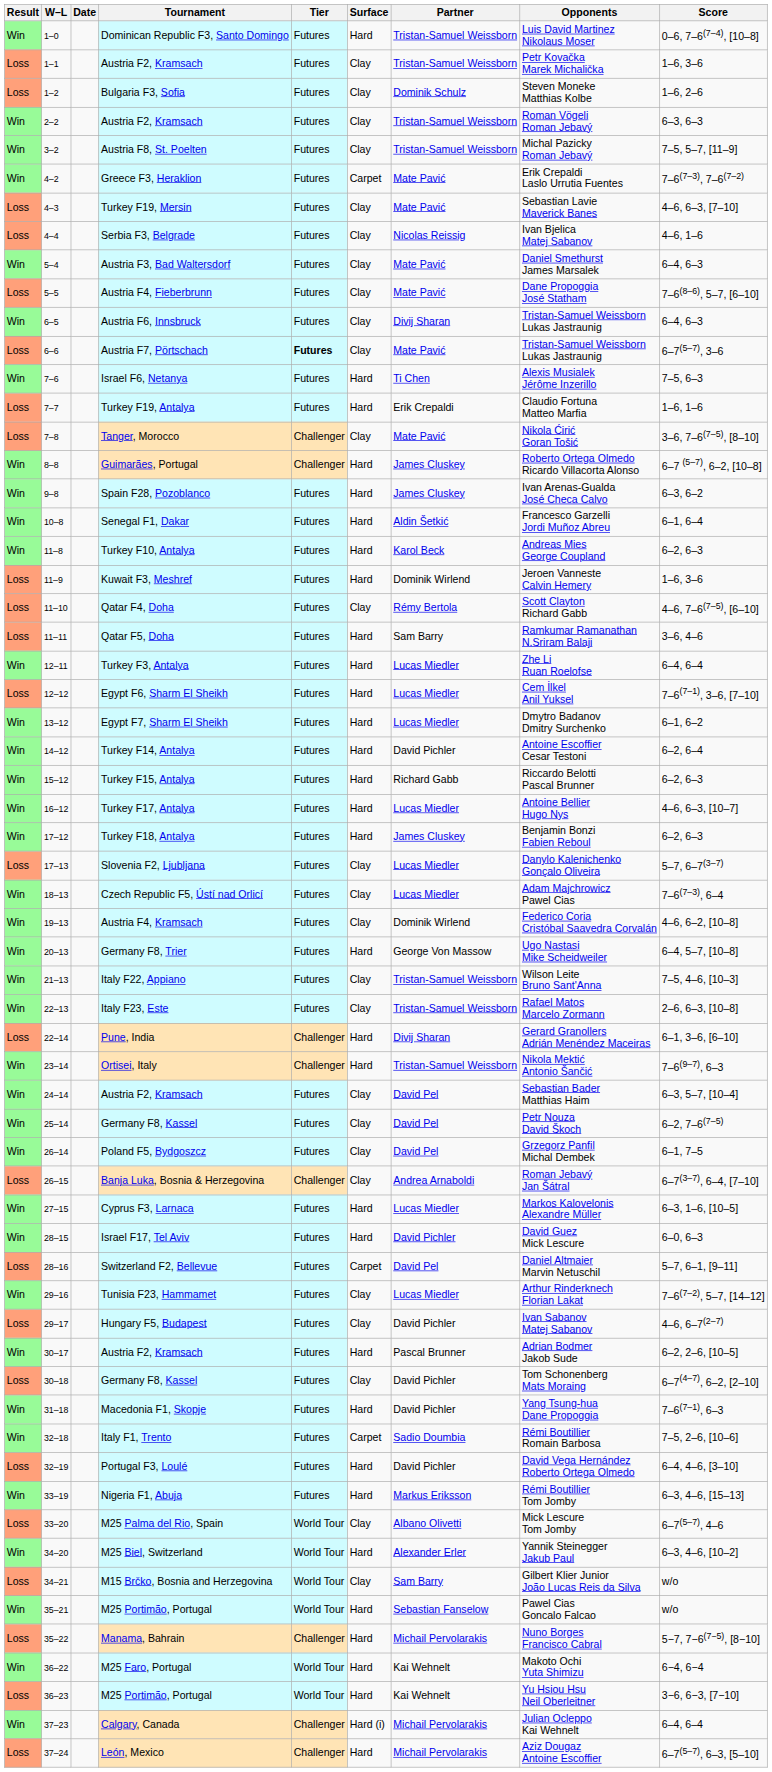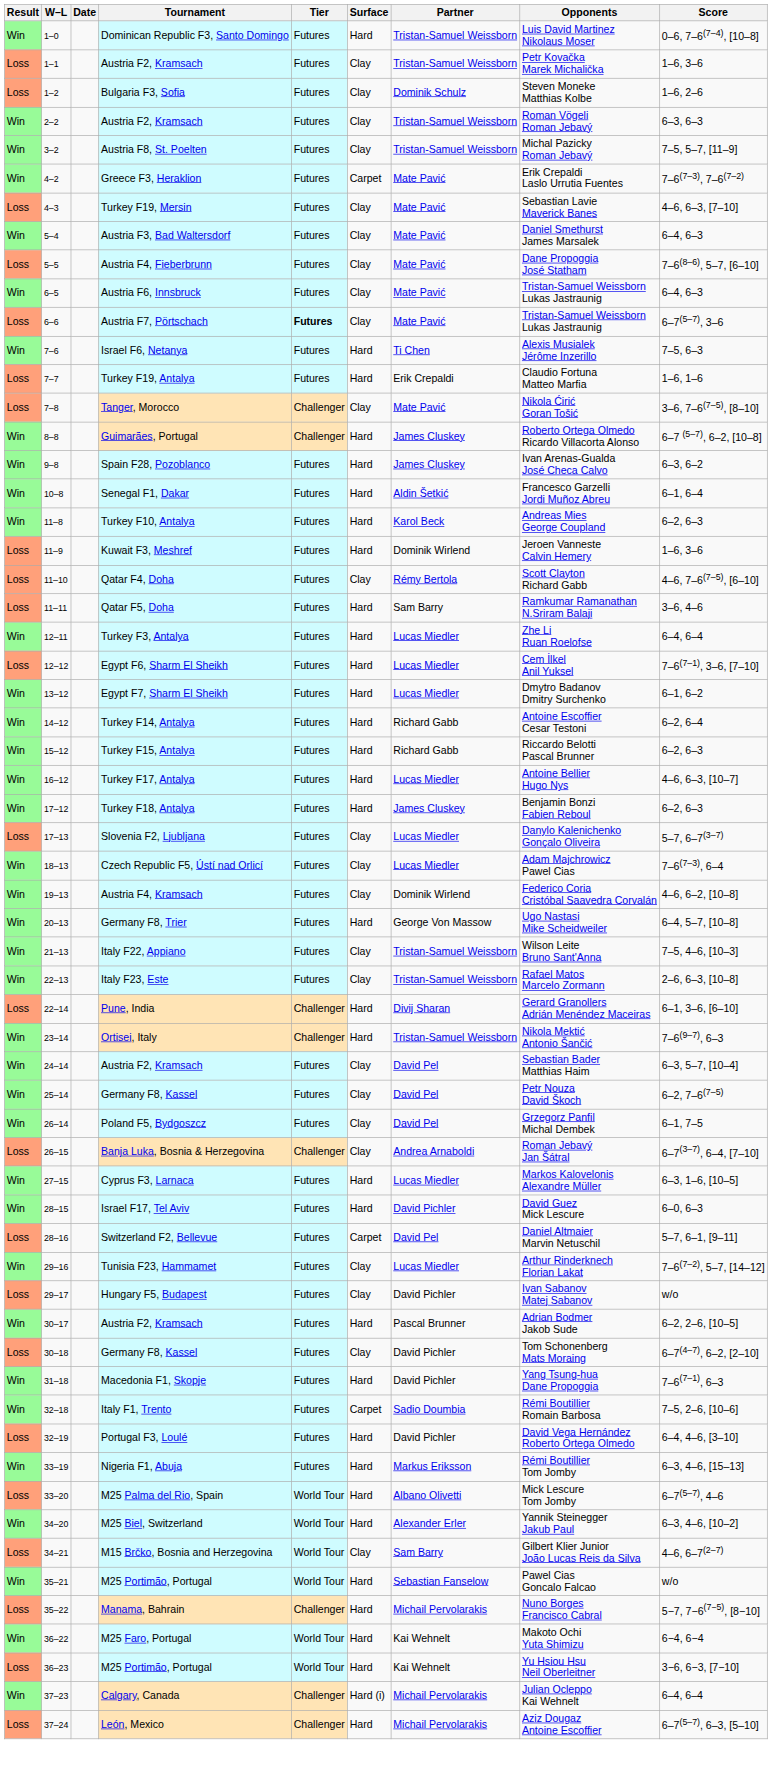- row: (51, 236)
(422, 321) Divij Sharan -> (419, 293) Mate Pavić
(424, 751) David Pichler -> (426, 722) Richard Gabb
(693, 1323) 4–6, 6–7(2–7) -> (670, 1295) w/o
(360, 1524) Clay -> (361, 1495) Hard
(670, 1581) w/o -> (693, 1552) 4–6, 6–7(2–7)
